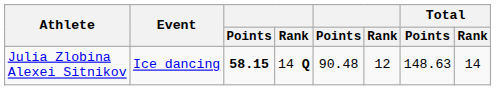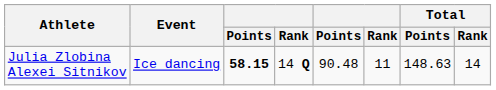(382, 65) 12 -> (382, 65) 11
